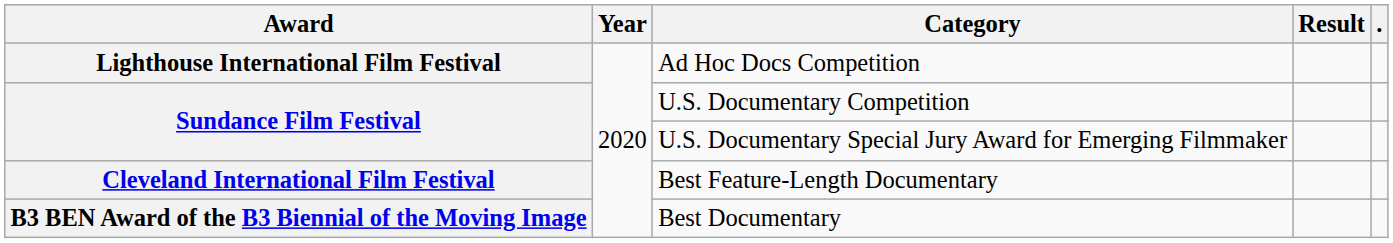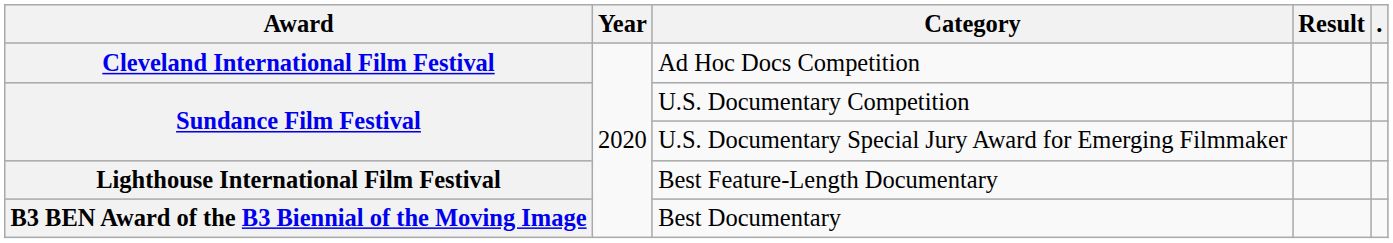(299, 62) Lighthouse International Film Festival -> (299, 62) Cleveland International Film Festival
(299, 179) Cleveland International Film Festival -> (299, 179) Lighthouse International Film Festival
